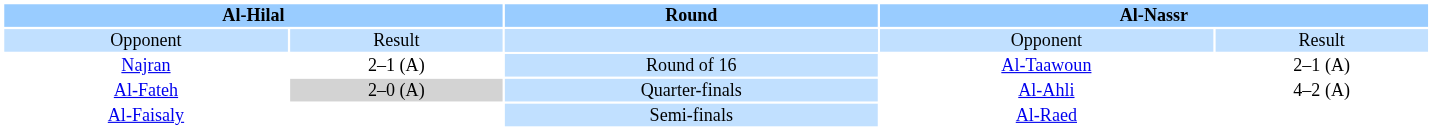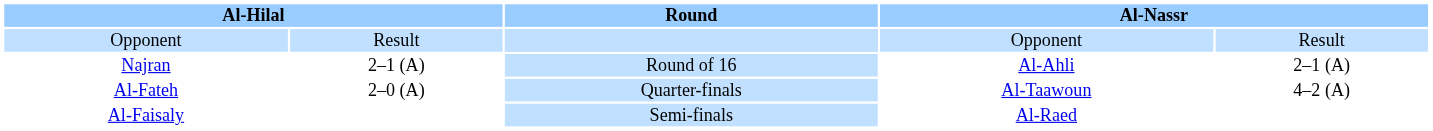(1046, 65) Al-Taawoun -> (1046, 65) Al-Ahli
(396, 90) lightgrey background -> (396, 90) no background
(1046, 90) Al-Ahli -> (1046, 90) Al-Taawoun
